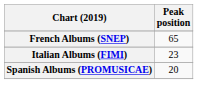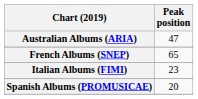+ row: (79, 39)
